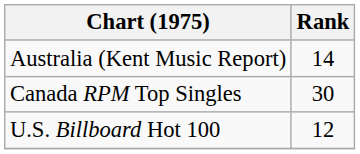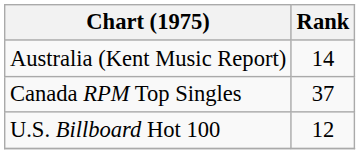(323, 93) 30 -> (323, 93) 37
